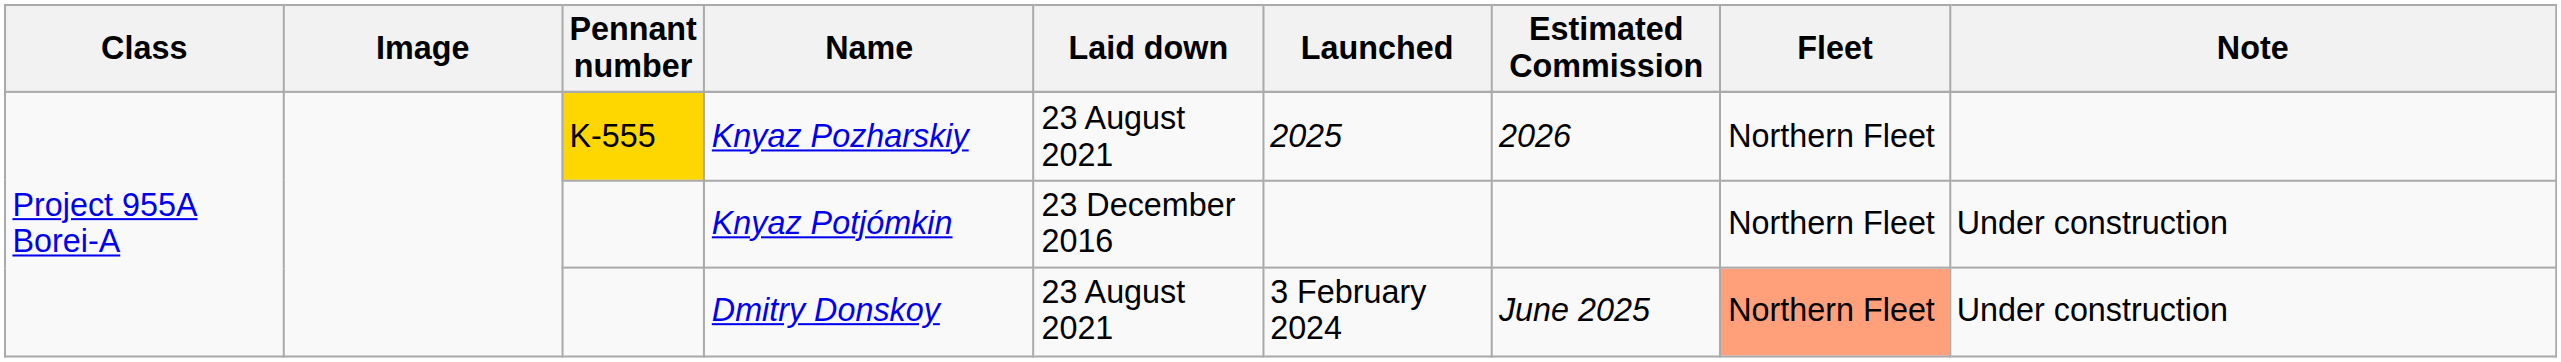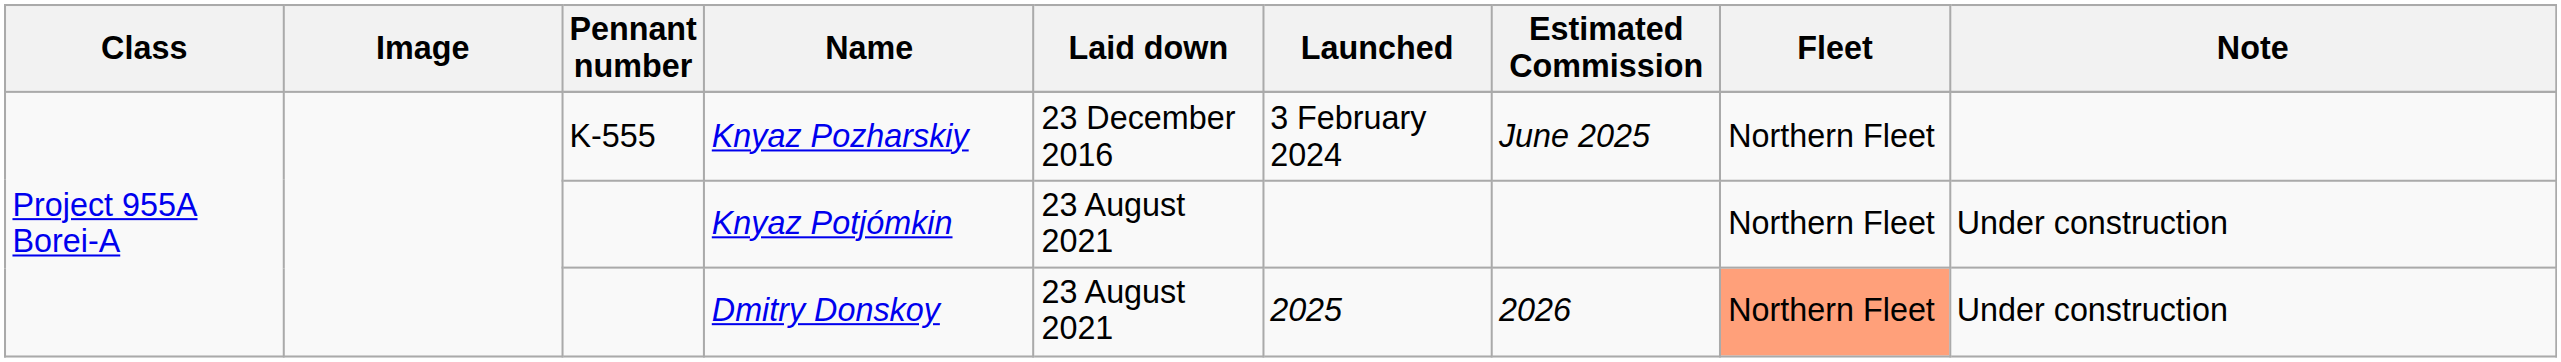(613, 135) gold background -> (613, 135) no background
(1113, 135) 23 August 2021 -> (1138, 135) 23 December 2016
(1306, 135) 2025 -> (1348, 135) 3 February 2024
(1535, 135) 2026 -> (1574, 135) June 2025
(1138, 223) 23 December 2016 -> (1113, 223) 23 August 2021
(1348, 311) 3 February 2024 -> (1306, 311) 2025
(1574, 311) June 2025 -> (1535, 311) 2026
